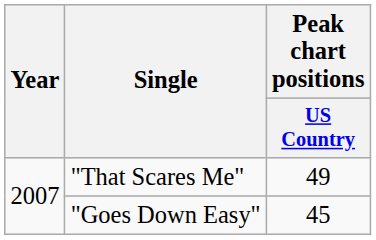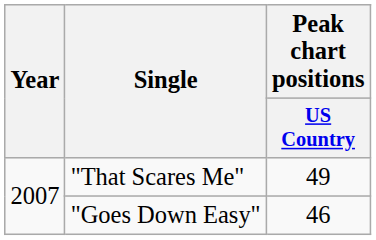(318, 215) 45 -> (318, 215) 46
